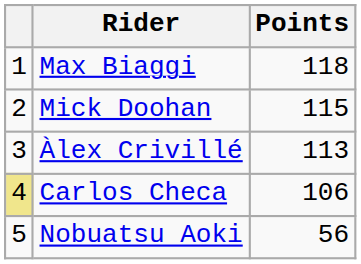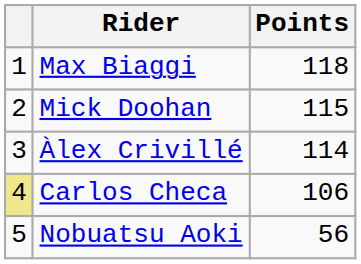(326, 153) 113 -> (326, 153) 114
